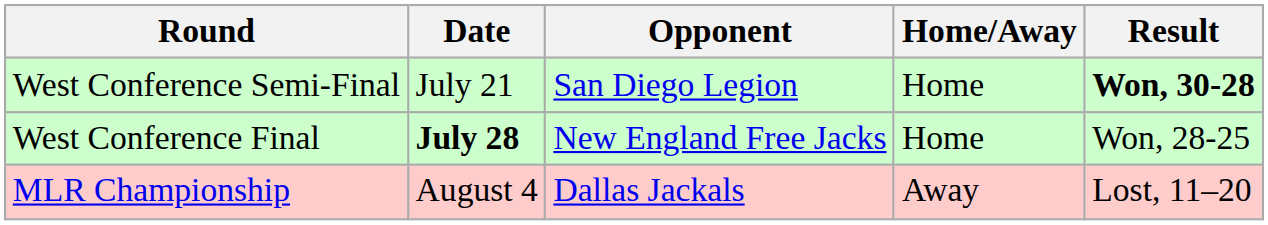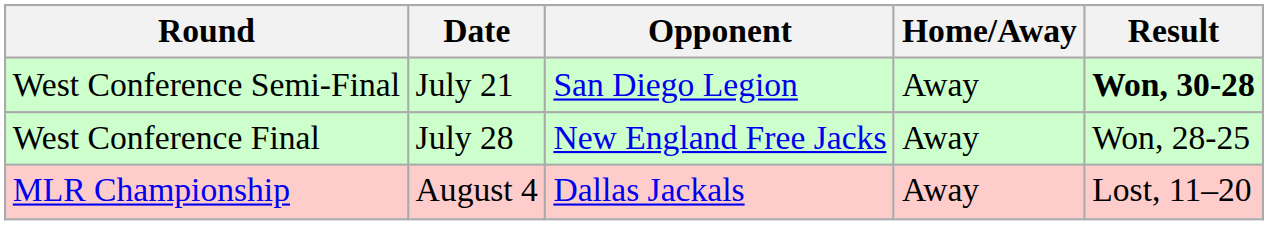(943, 84) Home -> (941, 84) Away
(467, 137) bold -> (465, 137) normal
(943, 137) Home -> (941, 137) Away
